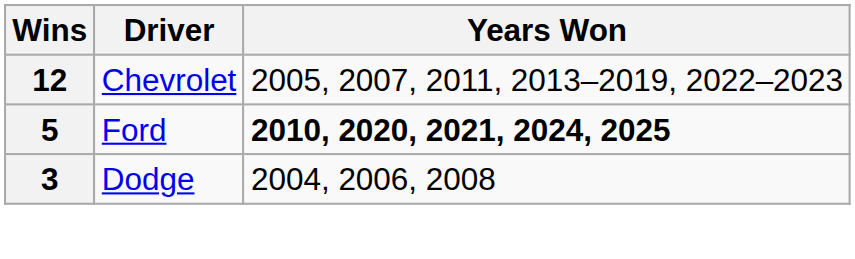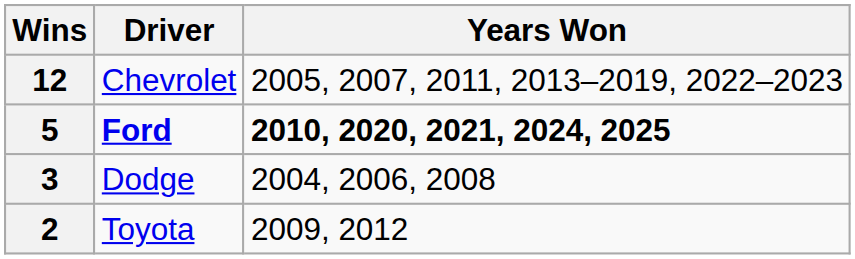(134, 130) normal -> (137, 130) bold
+ row: (50, 229)
